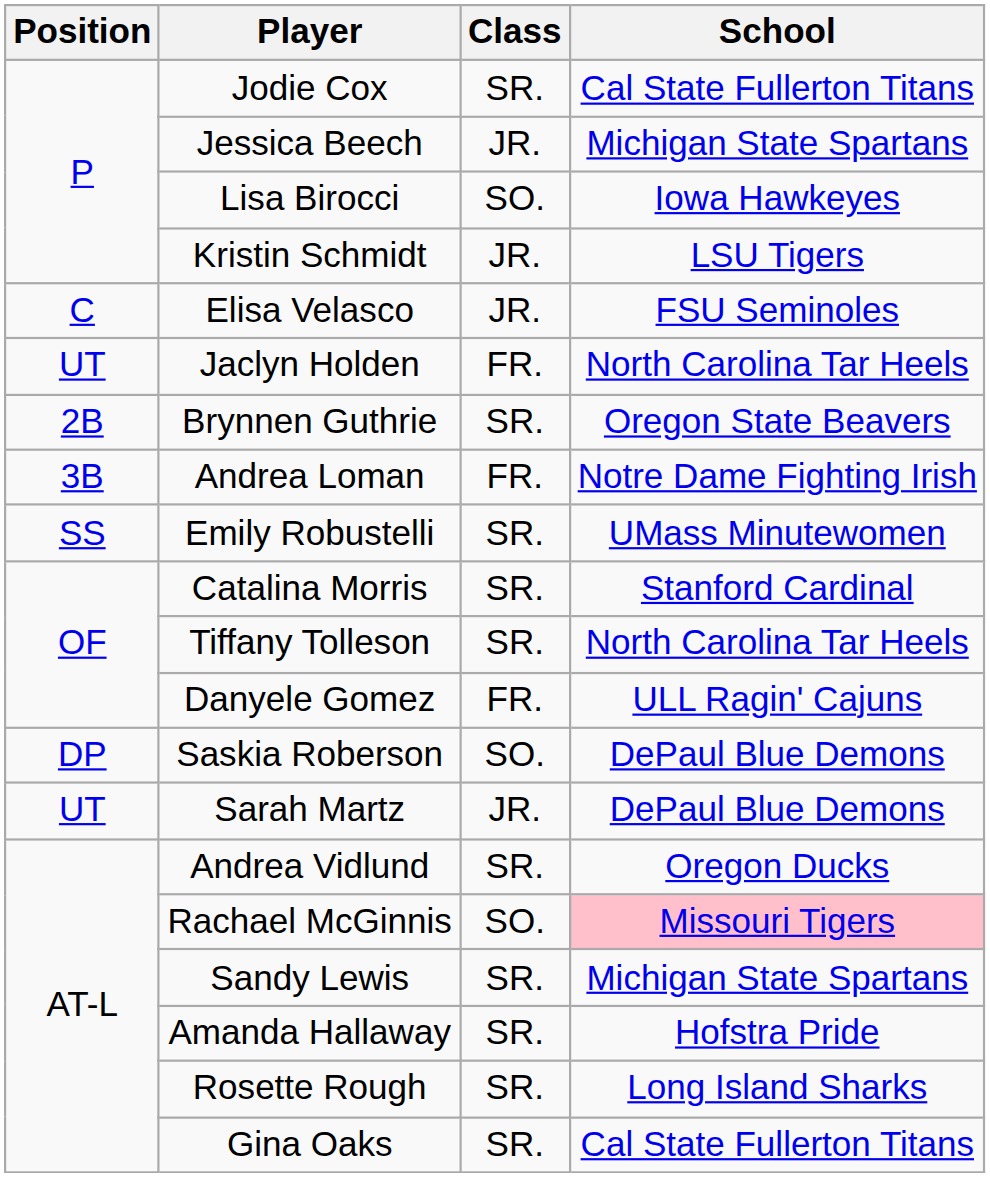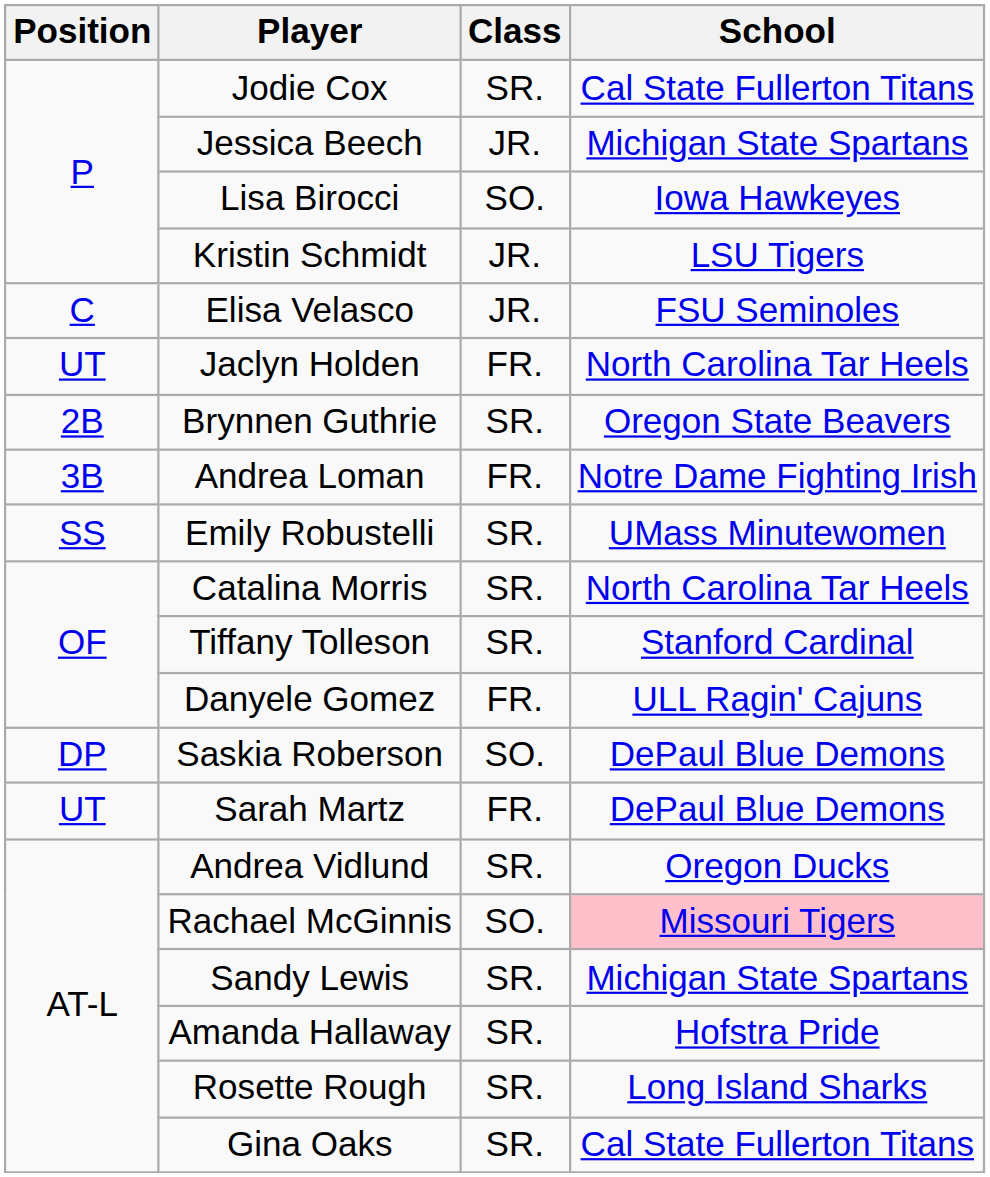(777, 587) Stanford Cardinal -> (777, 587) North Carolina Tar Heels
(777, 643) North Carolina Tar Heels -> (777, 643) Stanford Cardinal
(515, 810) JR. -> (515, 810) FR.
